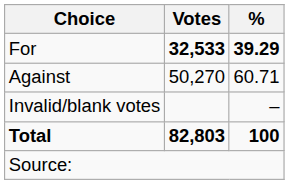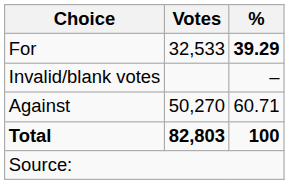(197, 48) bold -> (197, 48) normal
rows swapped: (40, 77) <-> (85, 106)
